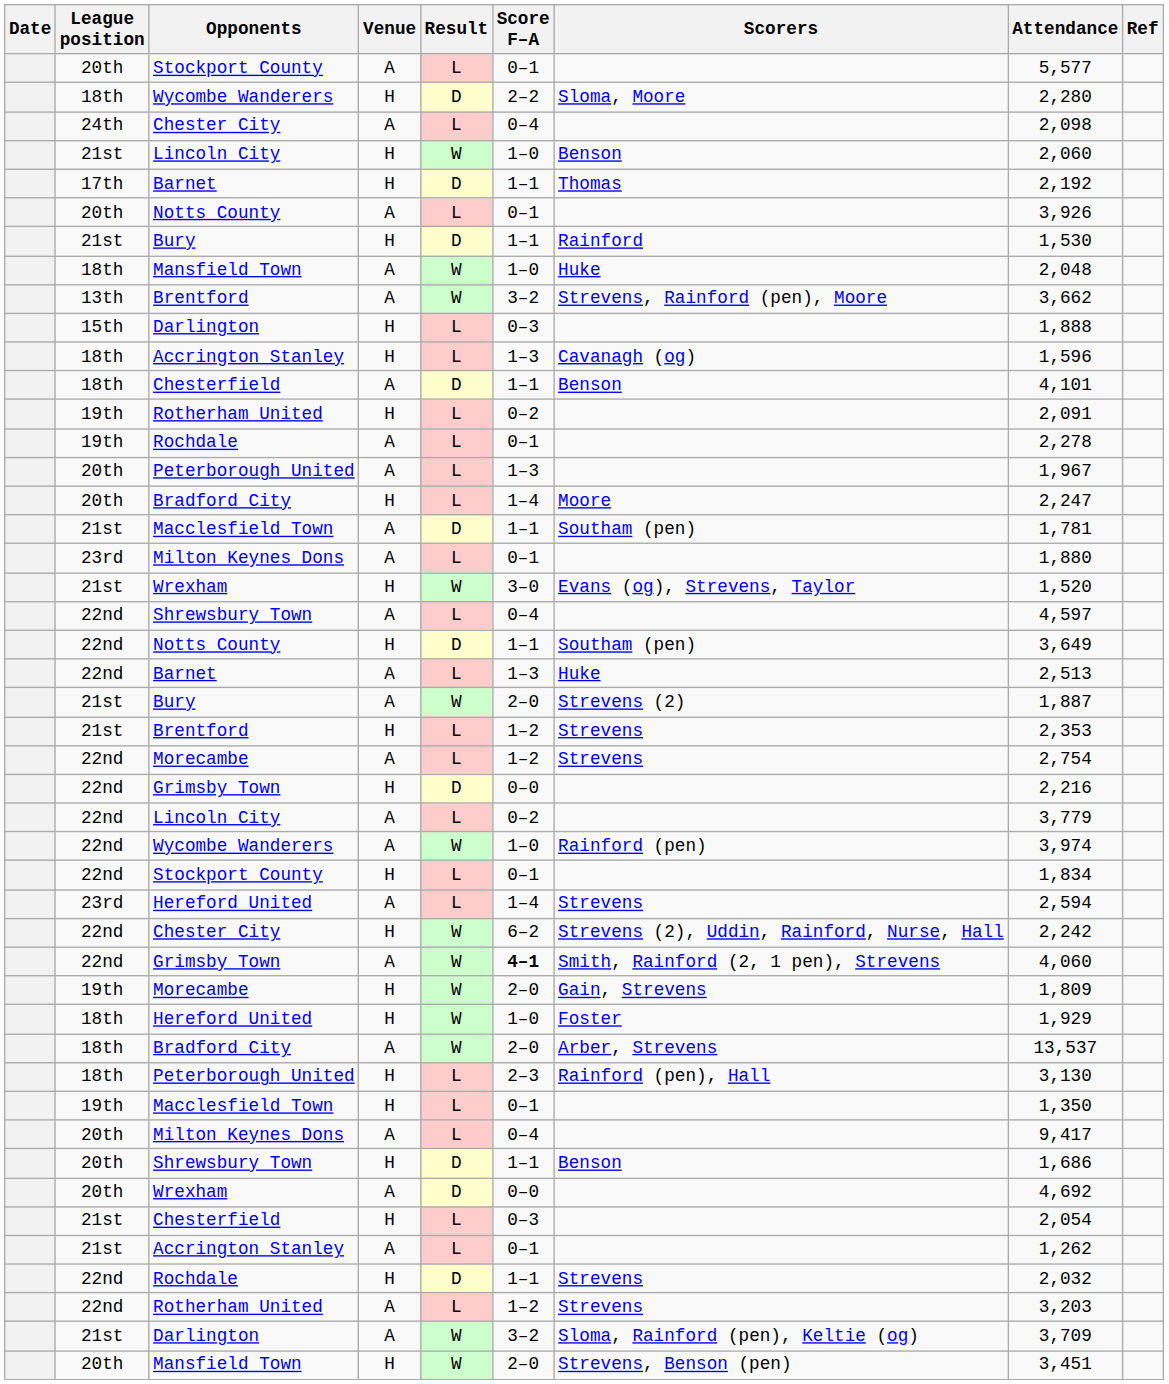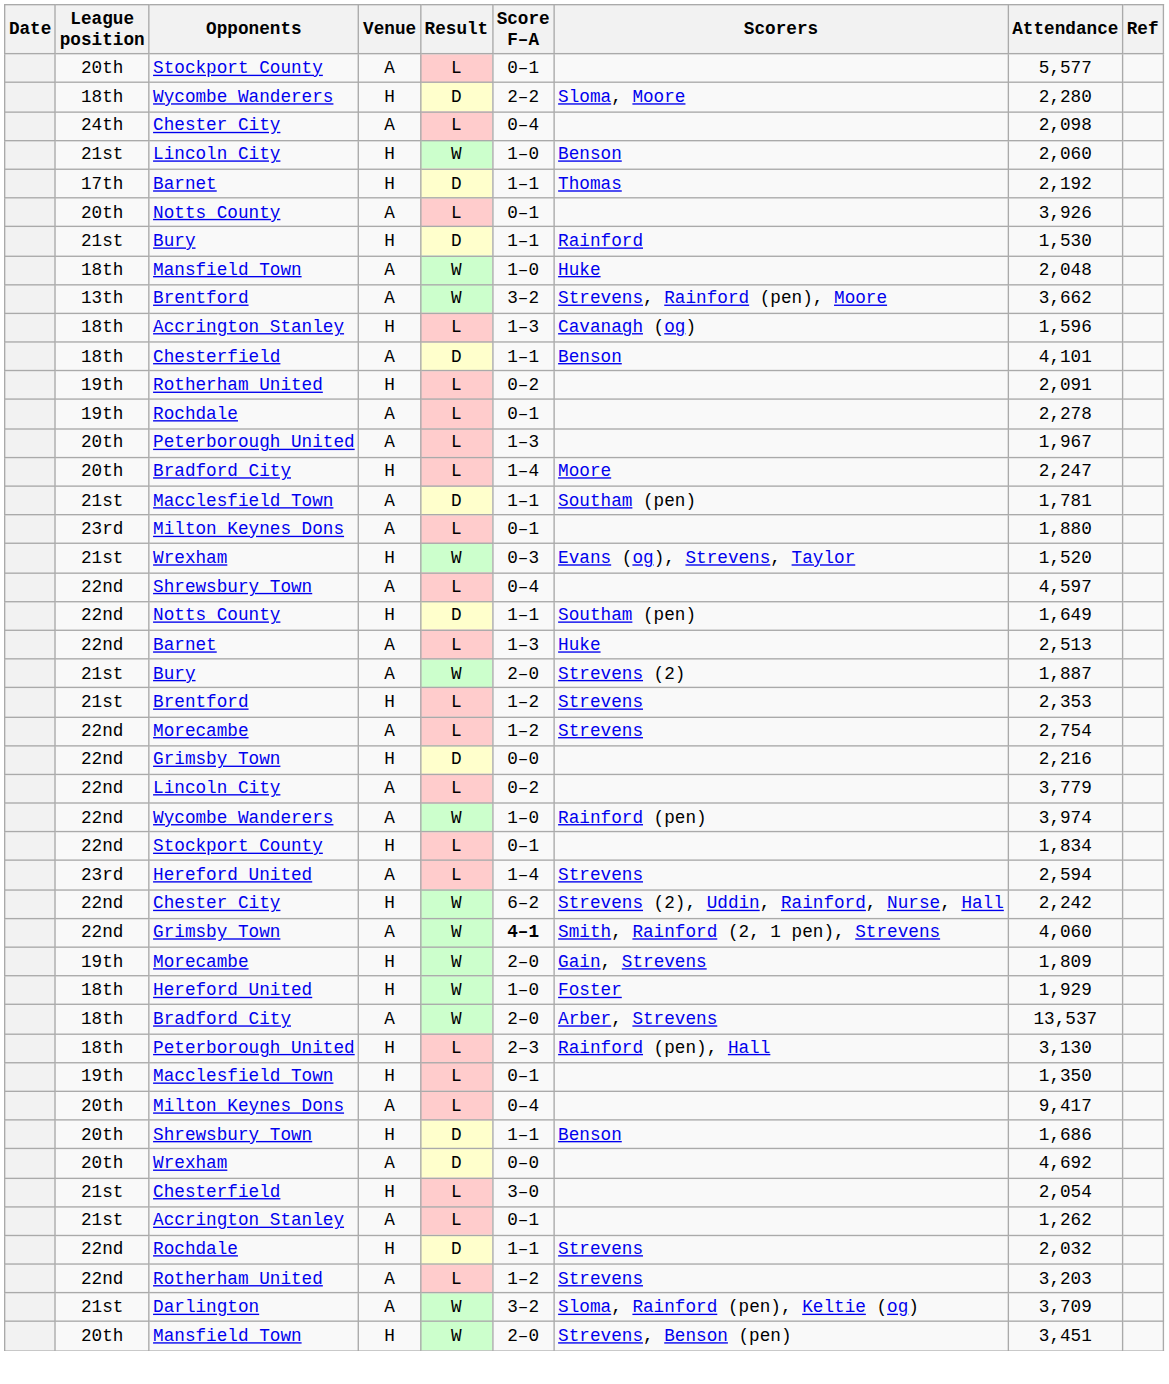- row: (206, 328)
(523, 587) 3–0 -> (523, 558) 0–3
(1065, 645) 3,649 -> (1065, 616) 1,649
(523, 1221) 0–3 -> (523, 1192) 3–0
